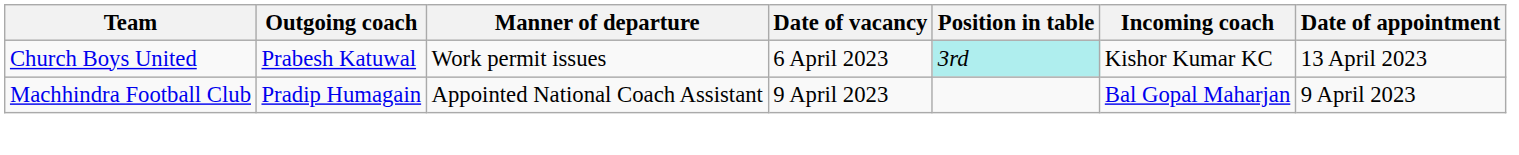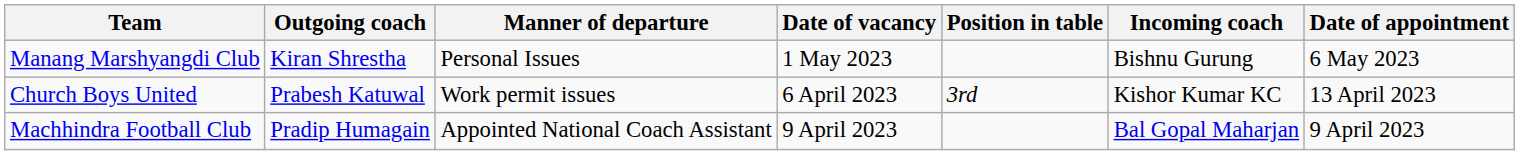+ row: (135, 58)
(953, 58) paleturquoise background -> (962, 94) no background
